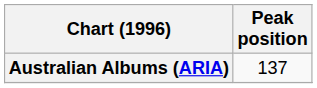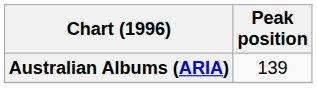(273, 67) 137 -> (273, 67) 139
